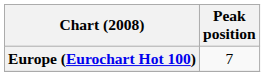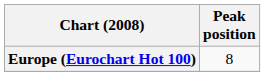(229, 58) 7 -> (229, 58) 8
